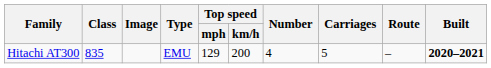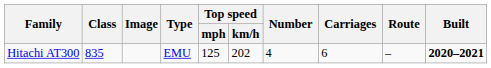(210, 53) 129 -> (210, 53) 125
(241, 53) 200 -> (241, 53) 202
(324, 53) 5 -> (324, 53) 6
